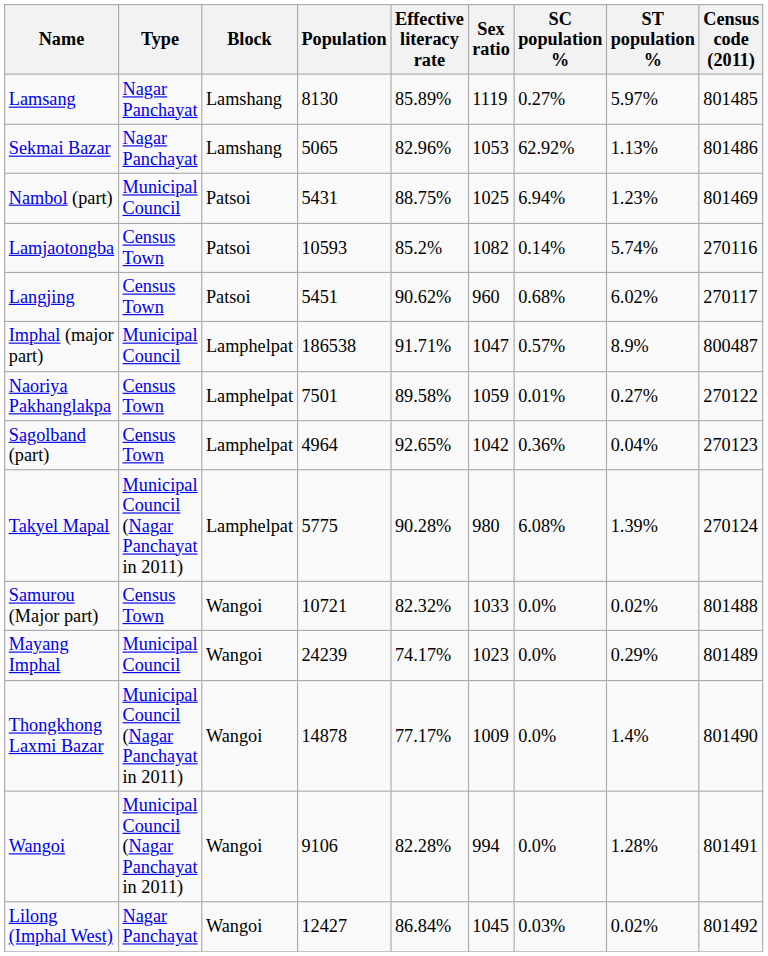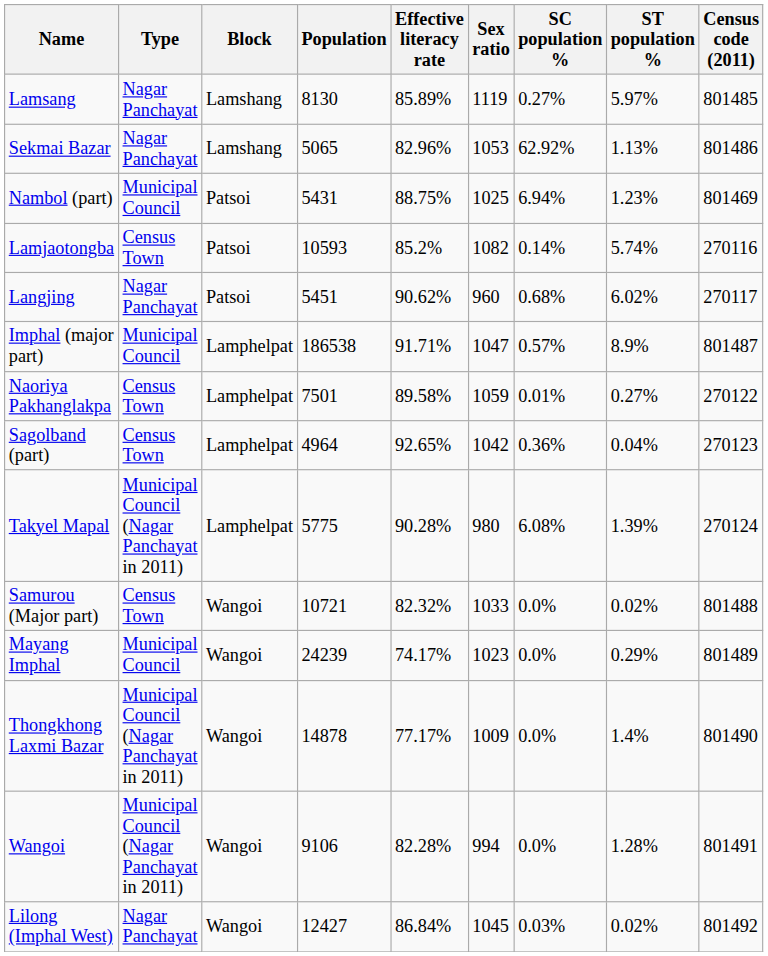(149, 296) Census Town -> (160, 296) Nagar Panchayat
(731, 346) 800487 -> (731, 346) 801487
